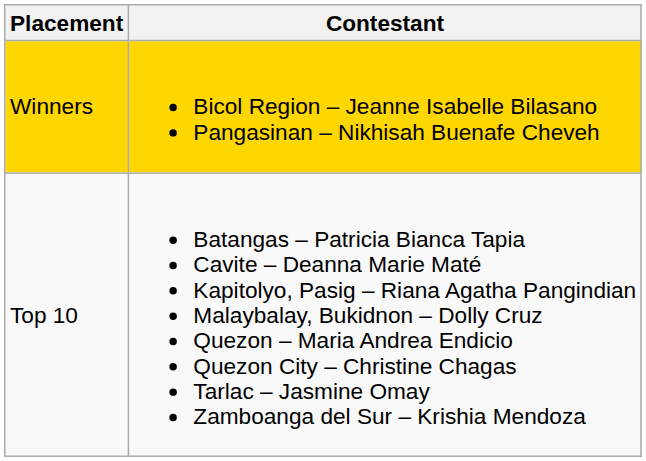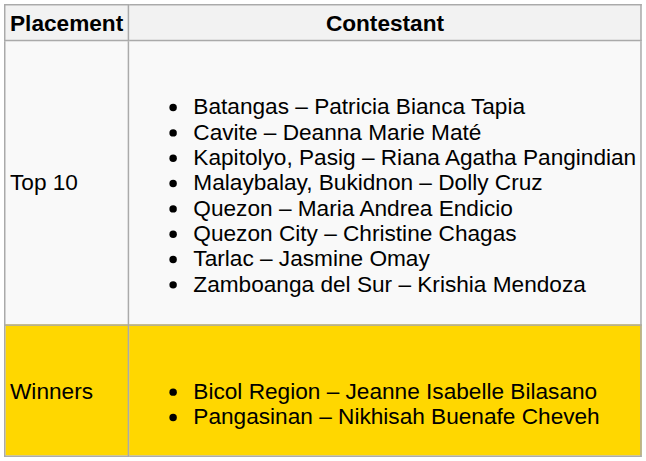rows swapped: (52, 107) <-> (44, 314)
